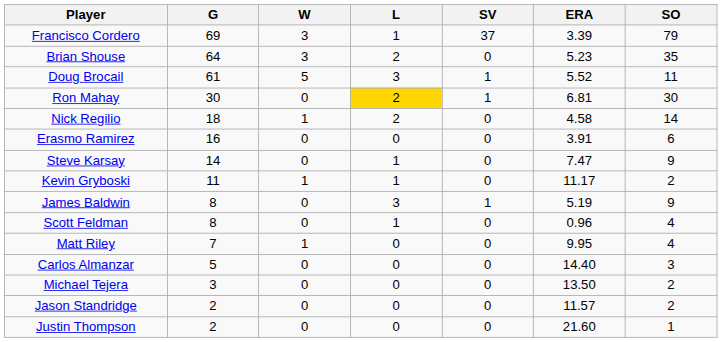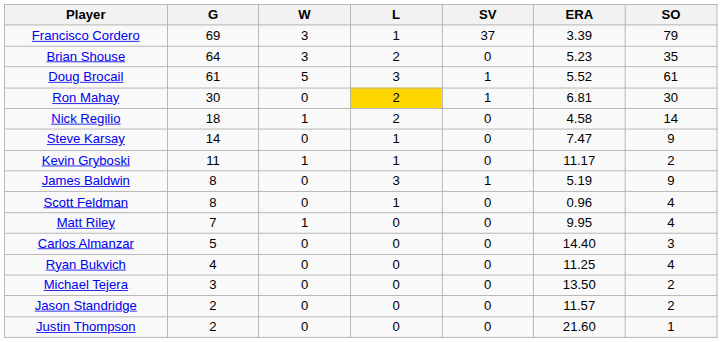(671, 77) 11 -> (671, 77) 61
- row: (86, 139)
+ row: (86, 264)
